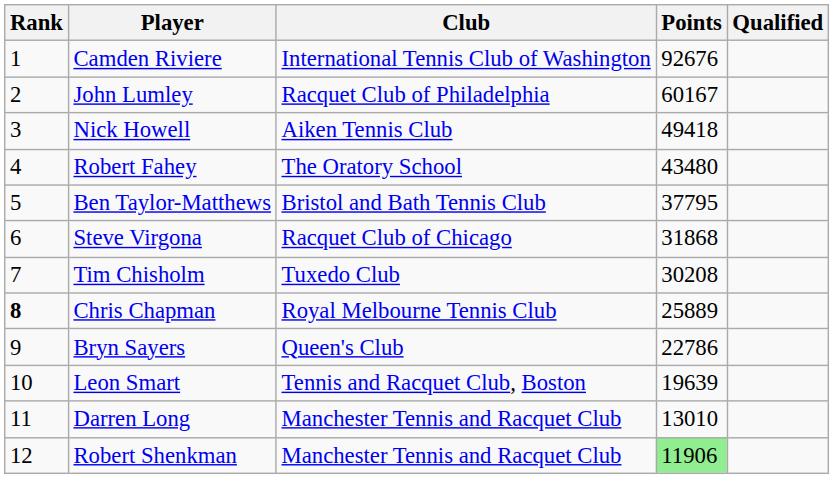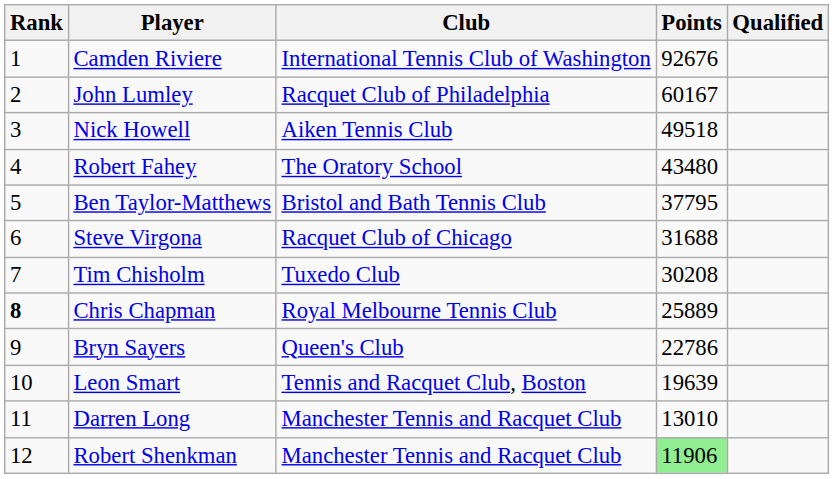(690, 130) 49418 -> (690, 130) 49518
(690, 238) 31868 -> (690, 238) 31688
